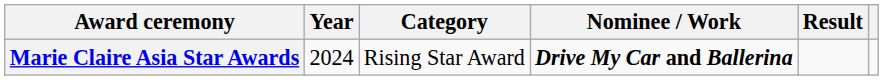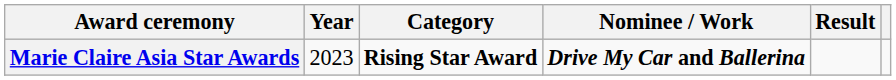(332, 57) 2024 -> (332, 57) 2023
(444, 57) normal -> (450, 57) bold
